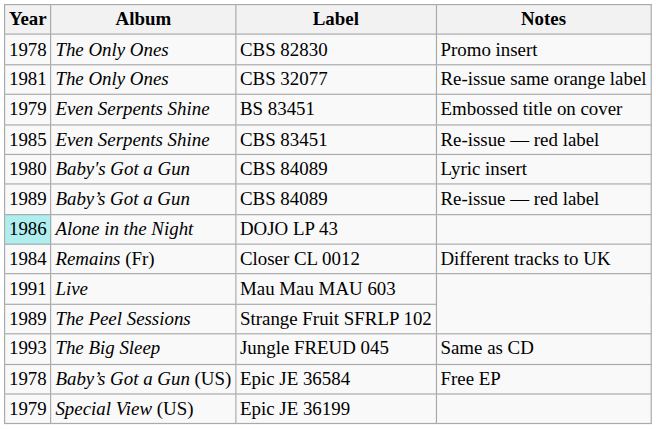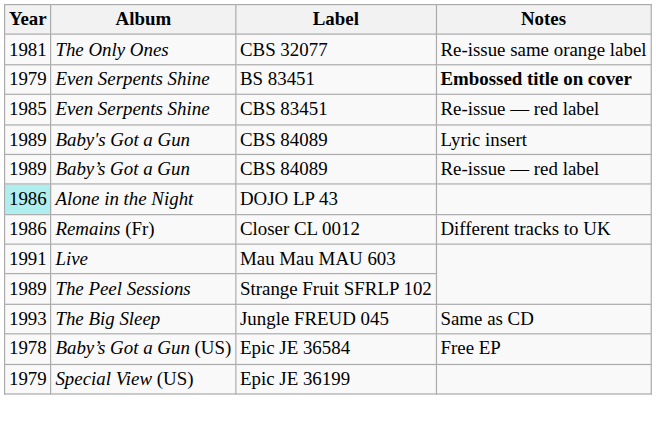- row: (112, 49)
(531, 109) normal -> (536, 79) bold
(28, 169) 1980 -> (28, 139) 1989
(28, 259) 1984 -> (28, 229) 1986
